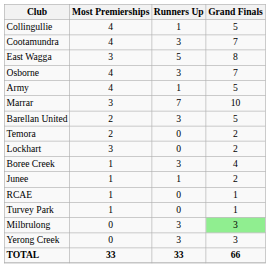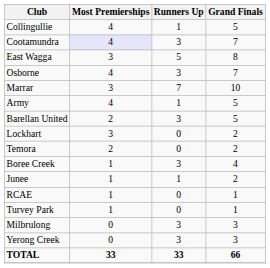(111, 42) no background -> (111, 42) lavender background
rows swapped: (18, 88) <-> (20, 103)
rows swapped: (24, 149) <-> (21, 133)
(235, 225) lightgreen background -> (235, 225) no background
